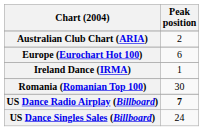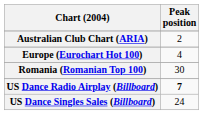(180, 54) 6 -> (180, 54) 4
- row: (82, 70)
